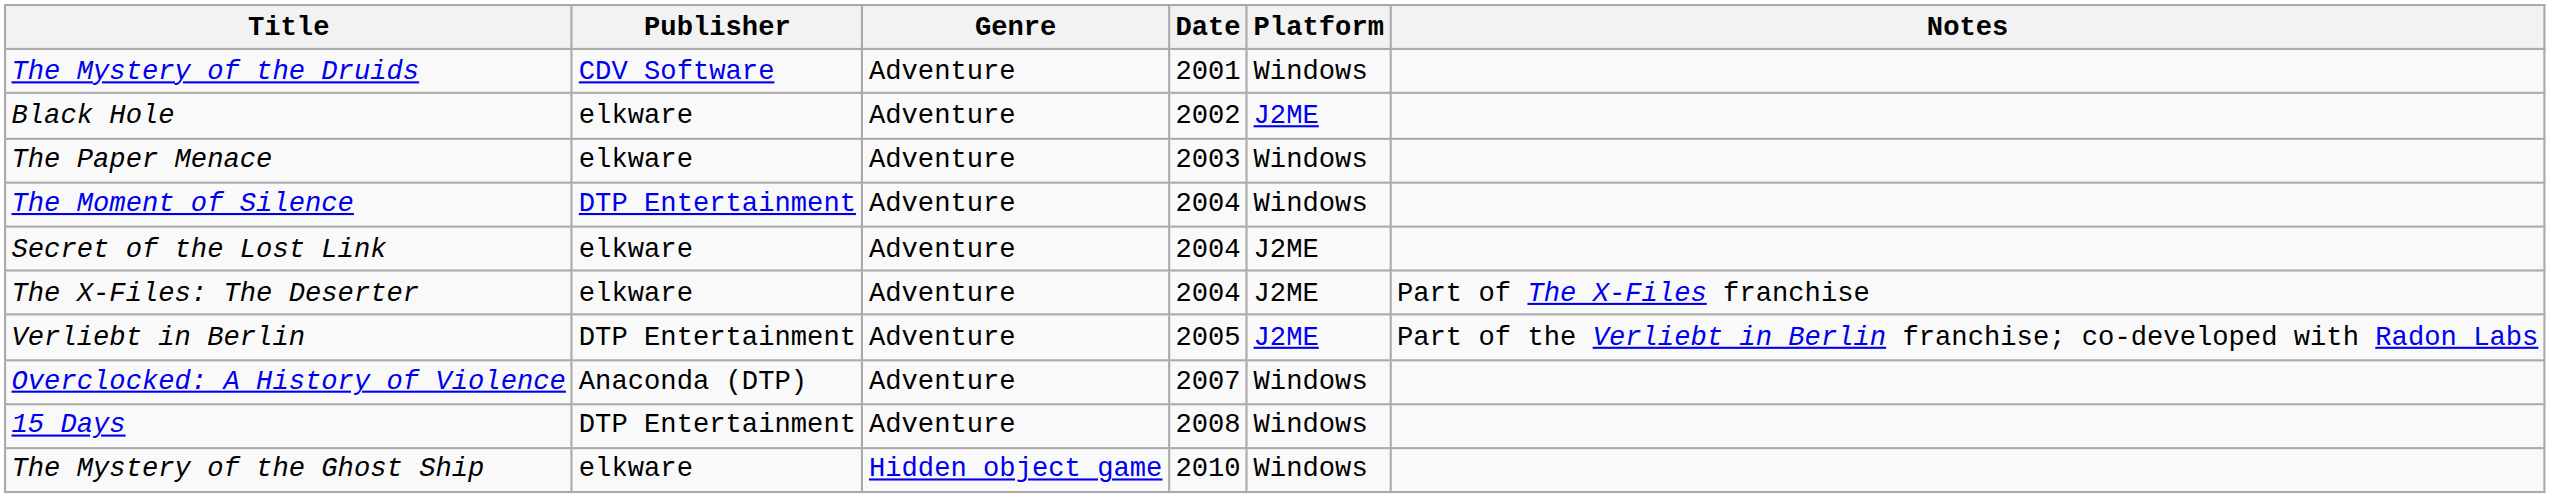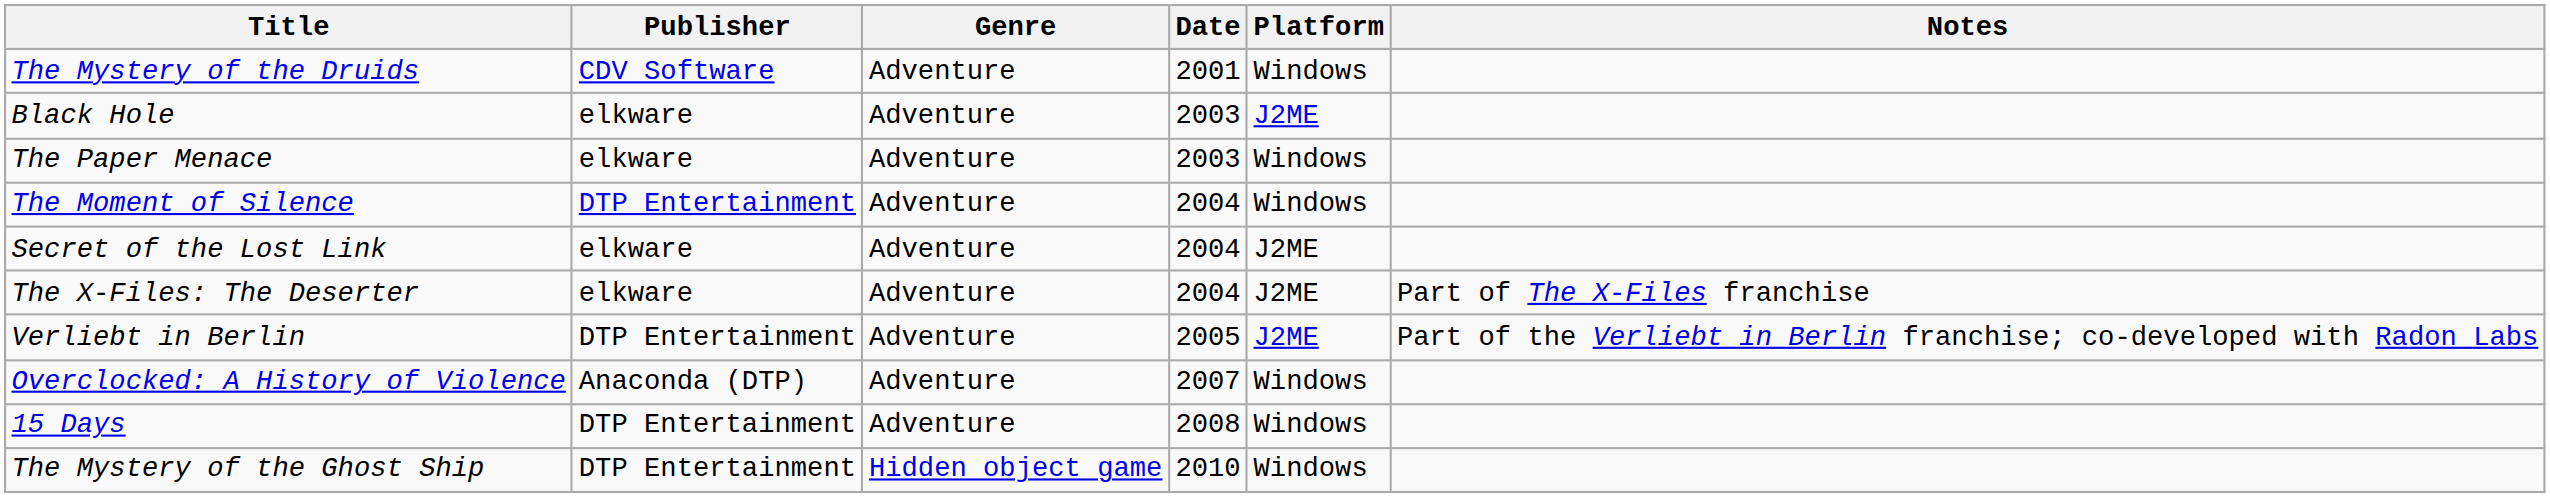(1208, 116) 2002 -> (1208, 116) 2003
(636, 470) elkware -> (717, 470) DTP Entertainment
